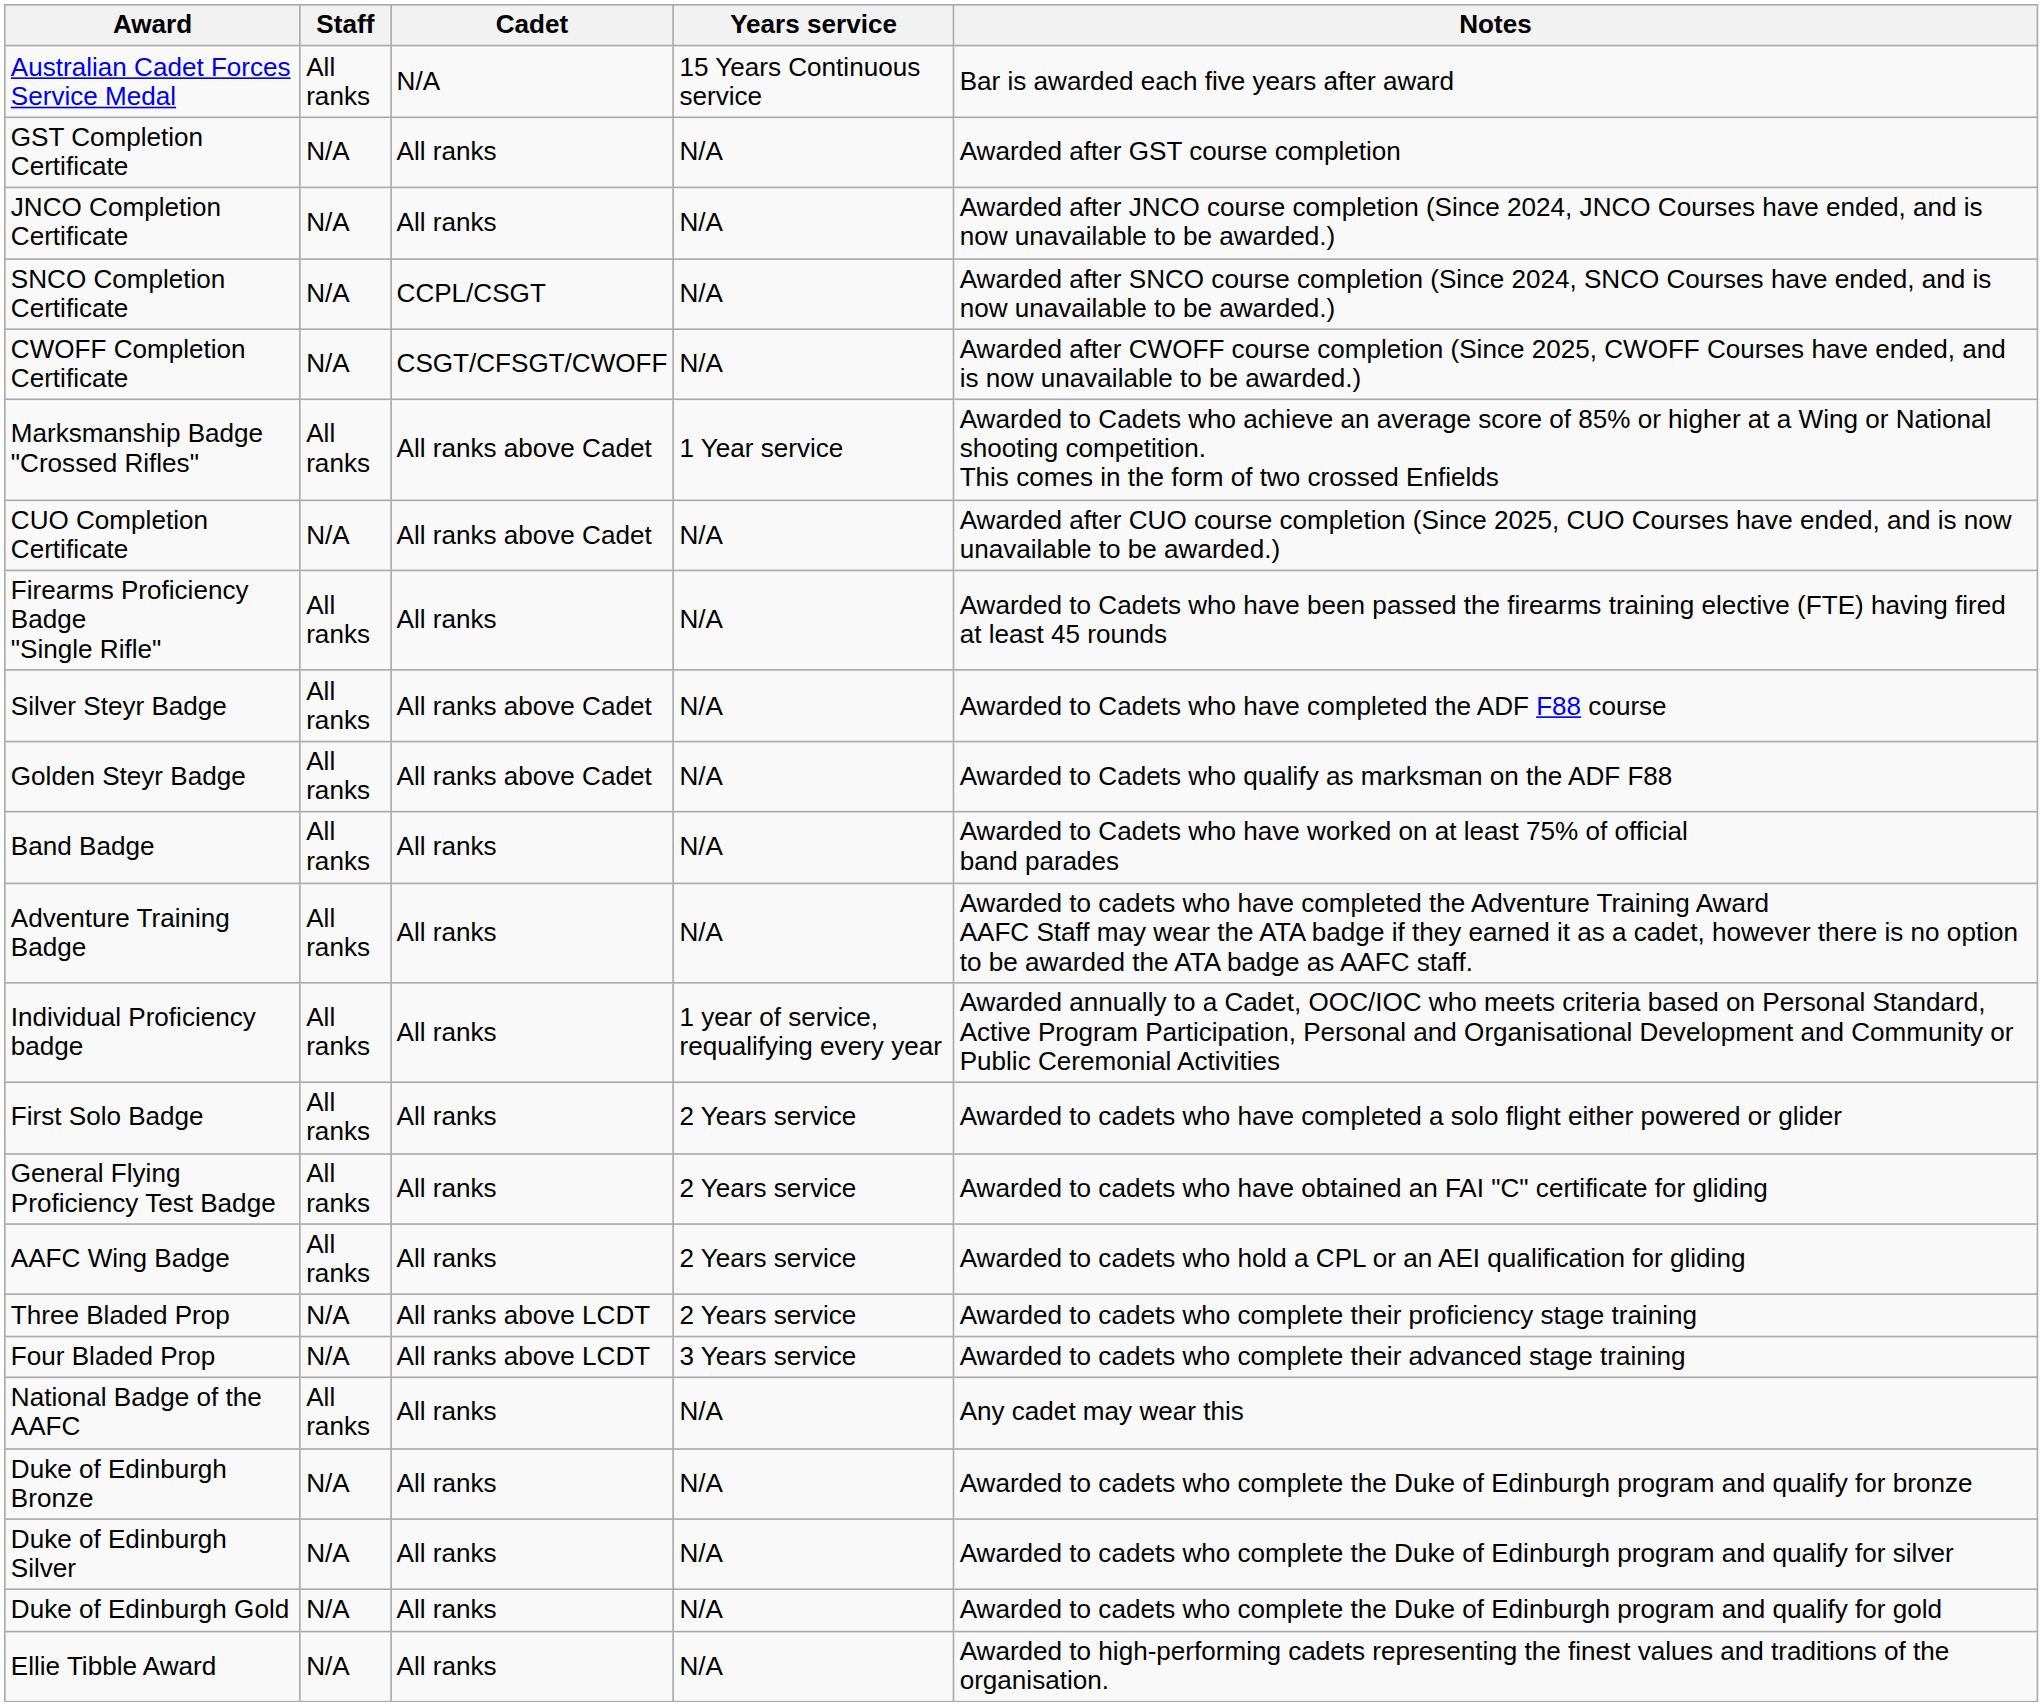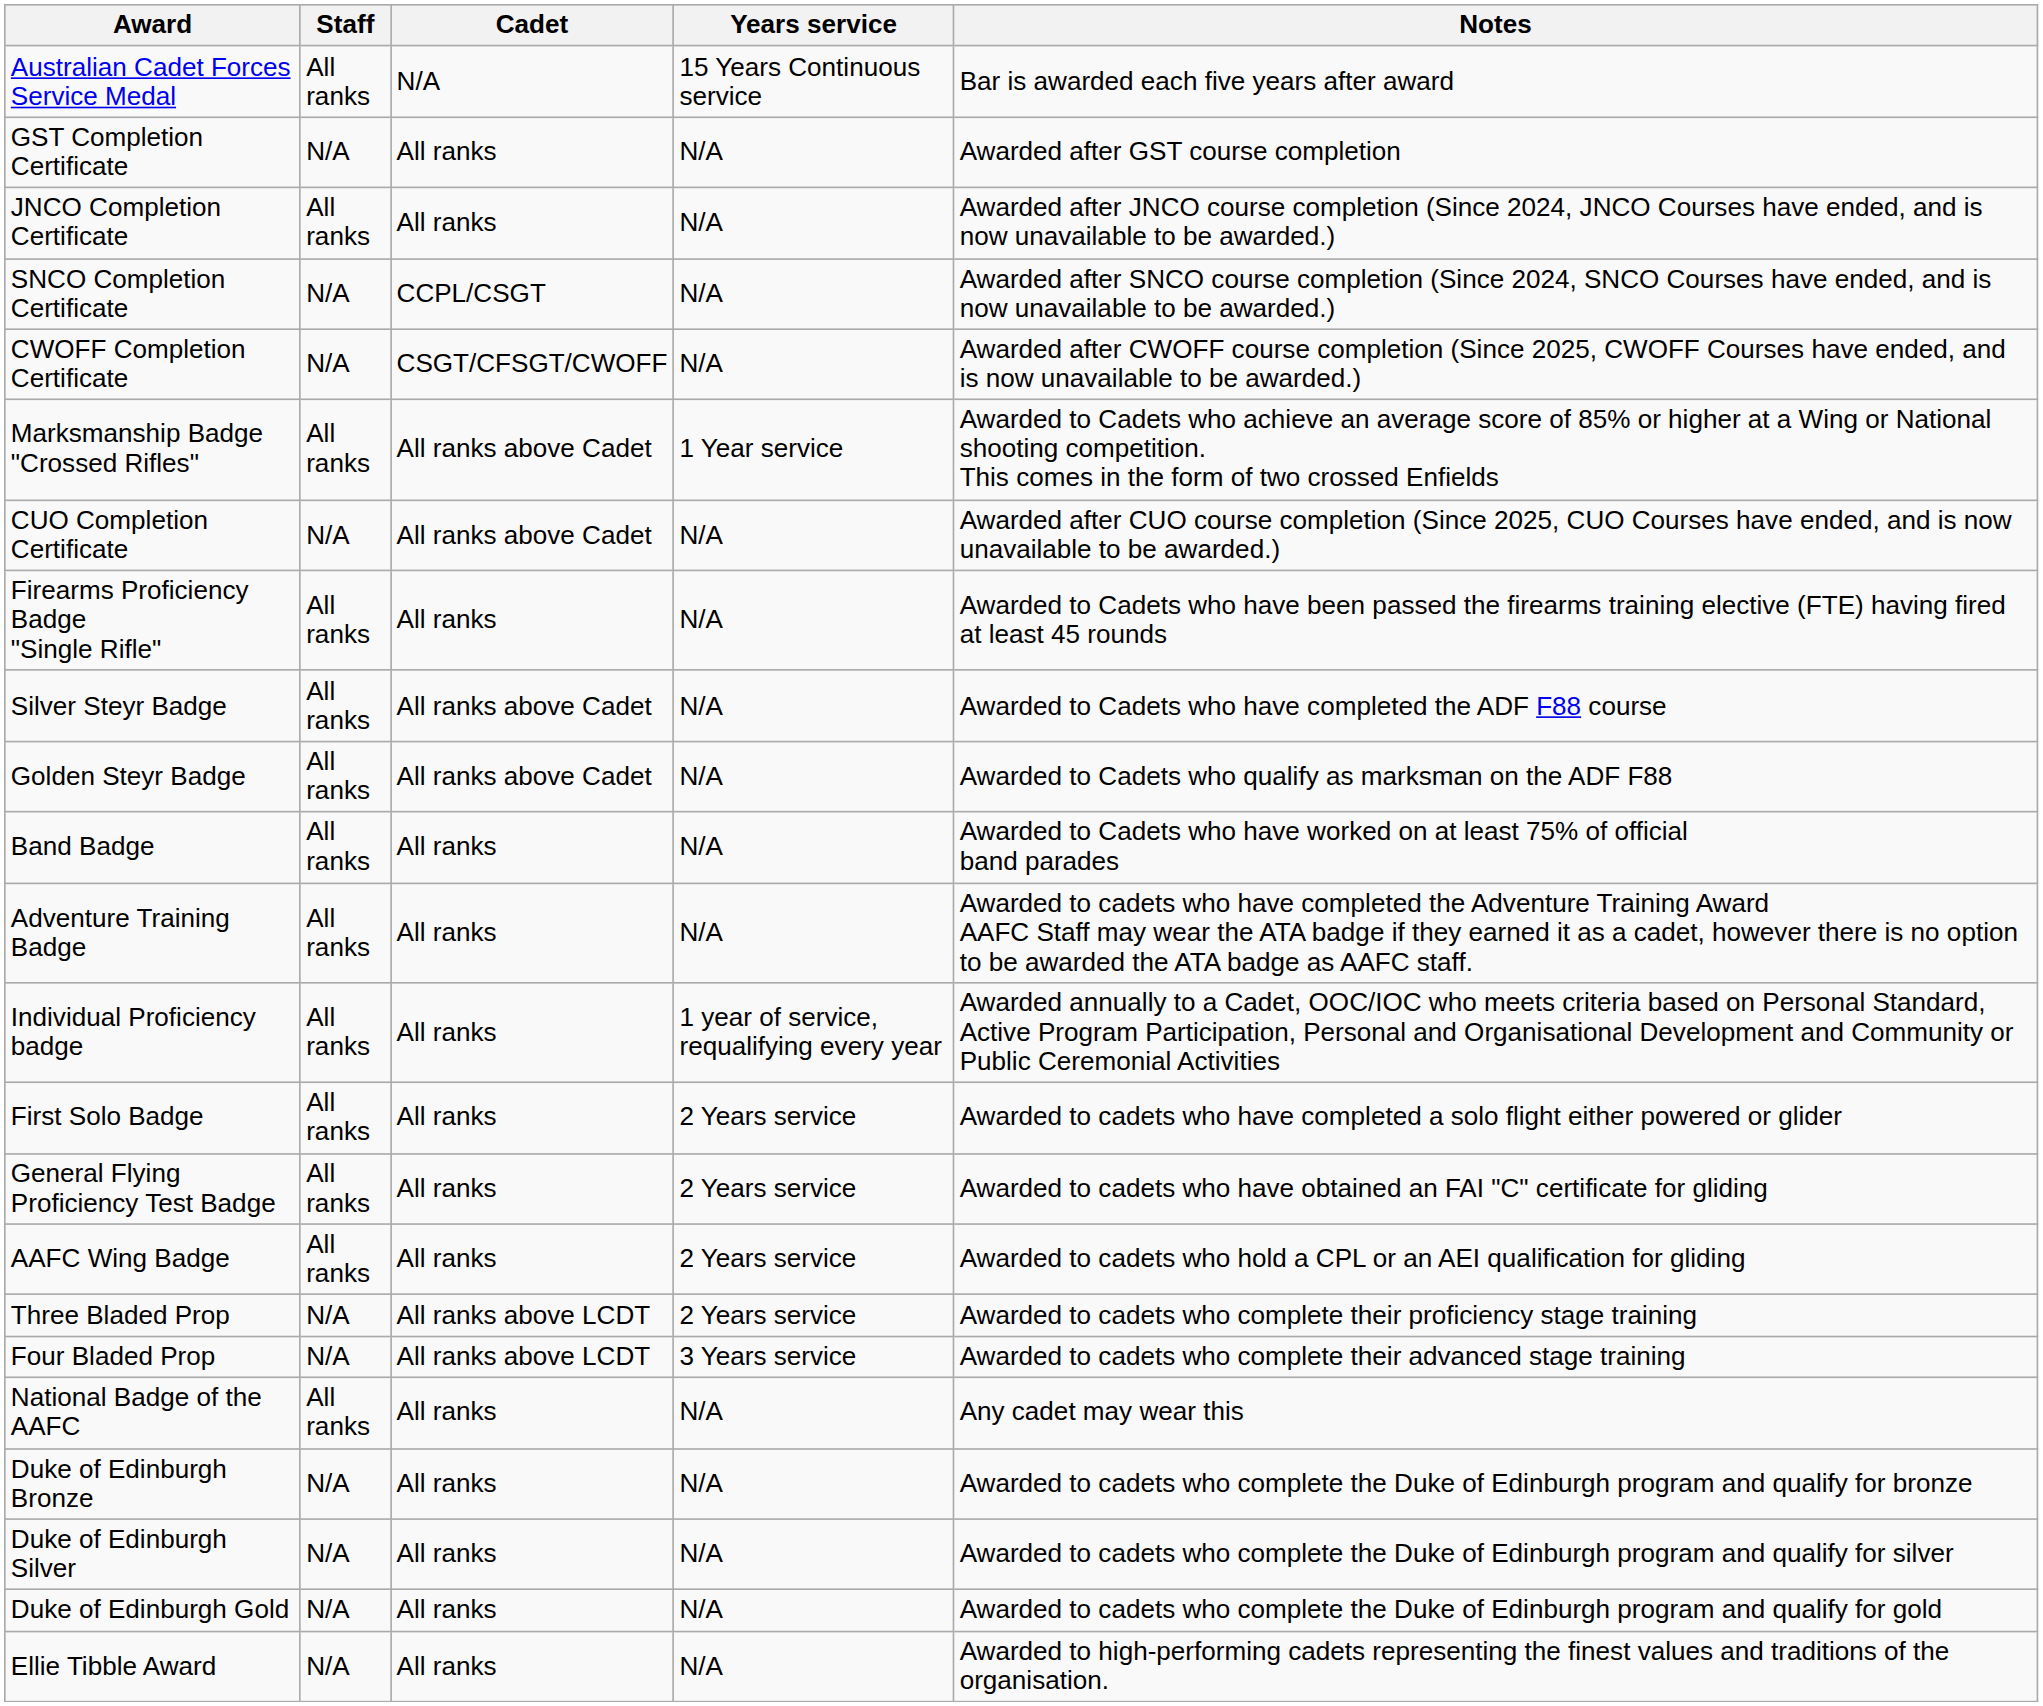(328, 222) N/A -> (338, 222) All ranks
